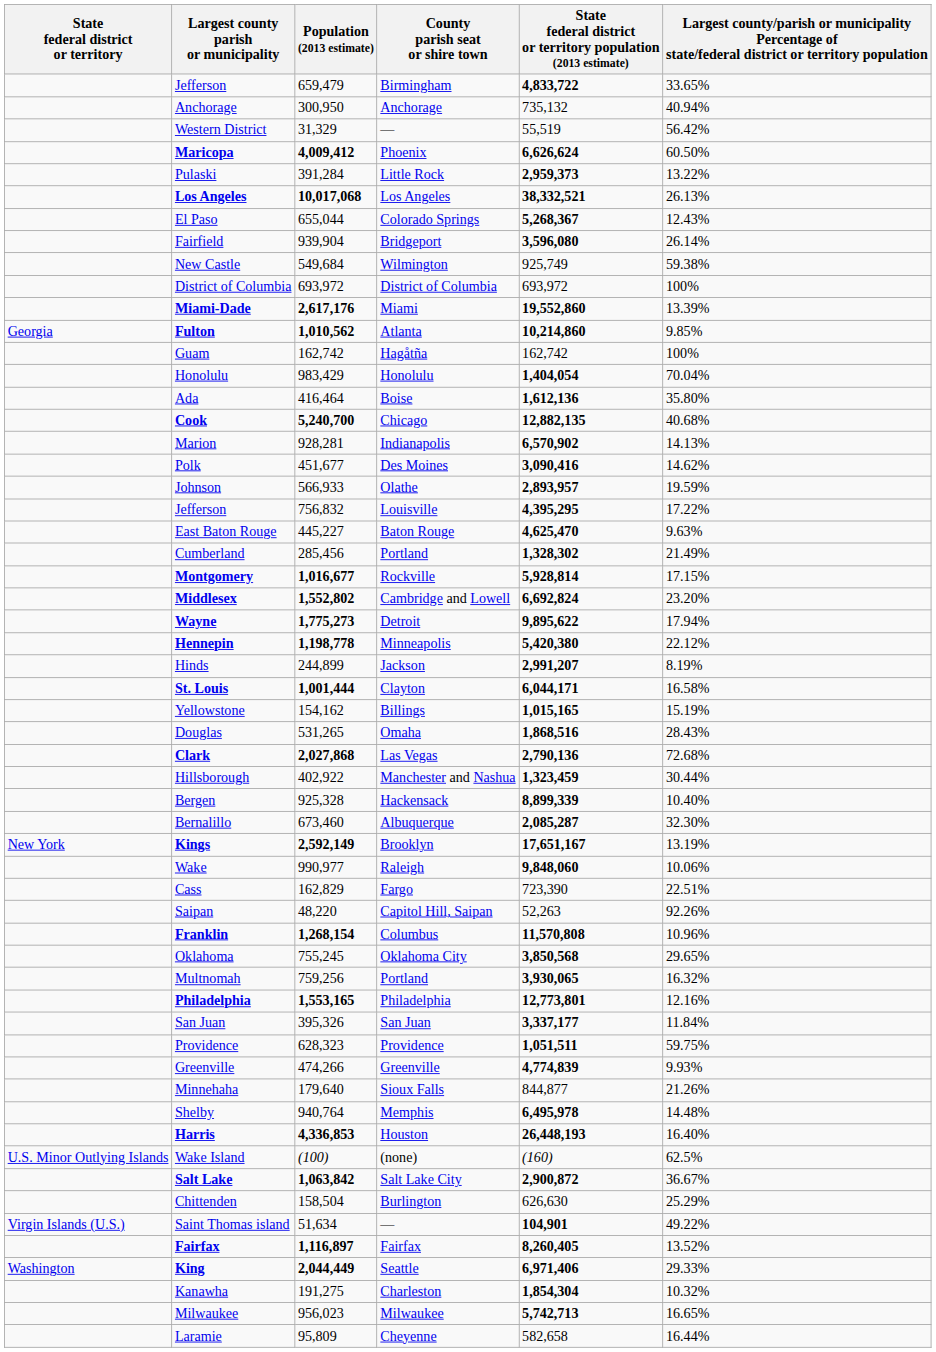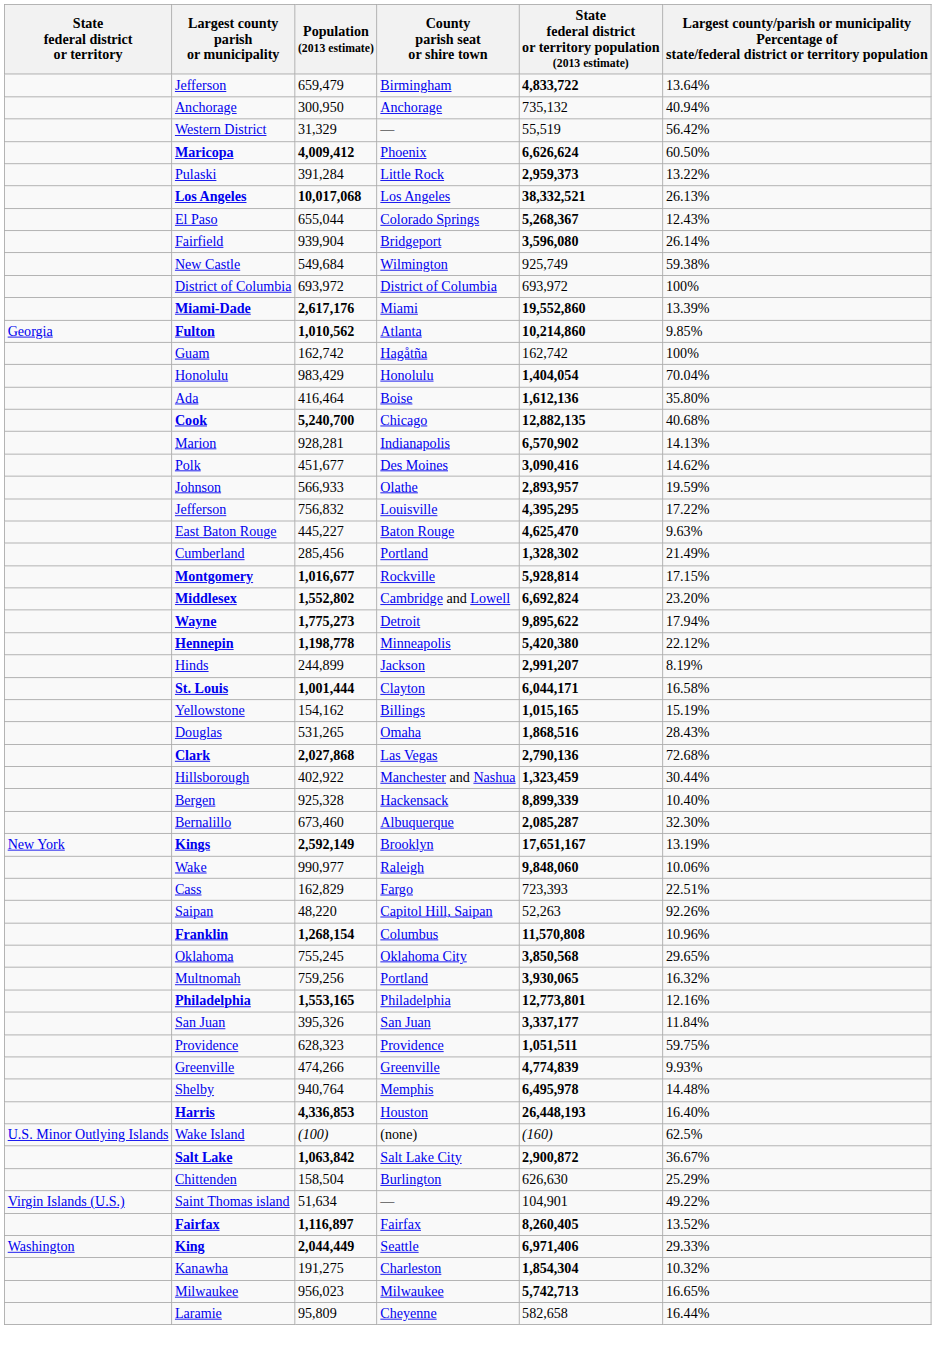(688, 85) 33.65% -> (688, 85) 13.64%
(545, 889) 723,390 -> (545, 889) 723,393
- row: (207, 1090)
(545, 1224) bold -> (545, 1202) normal
